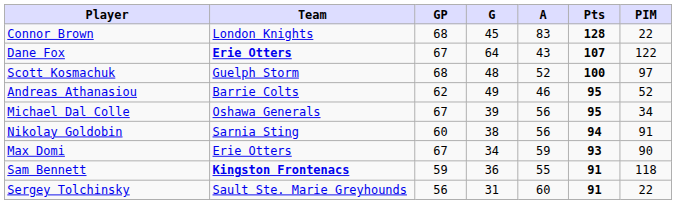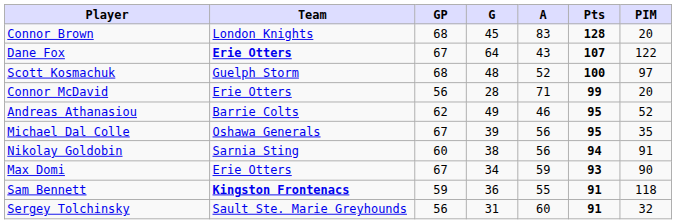(646, 34) 22 -> (646, 34) 20
+ row: (58, 92)
(646, 112) 34 -> (646, 131) 35
(646, 190) 22 -> (646, 209) 32
